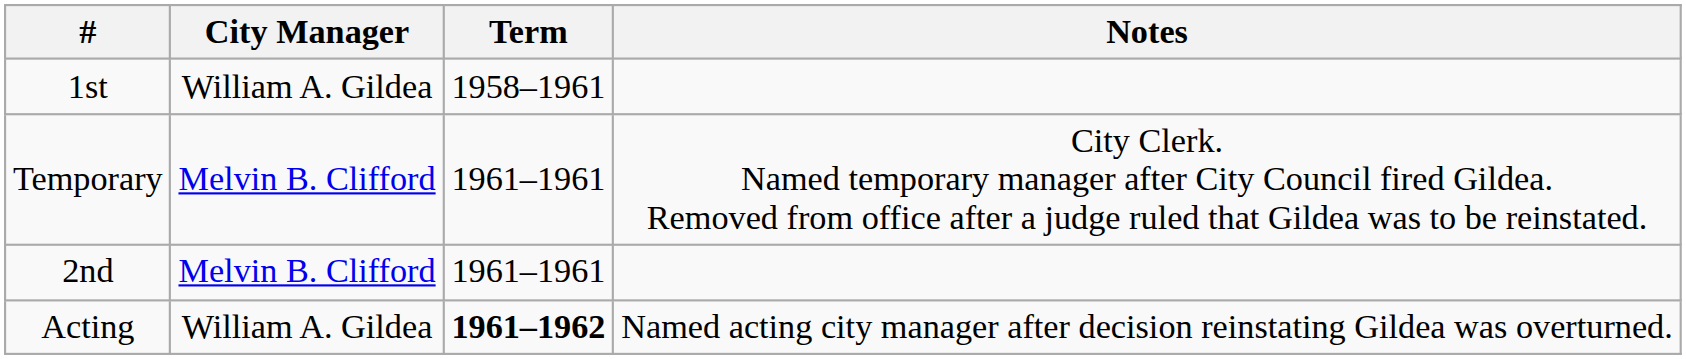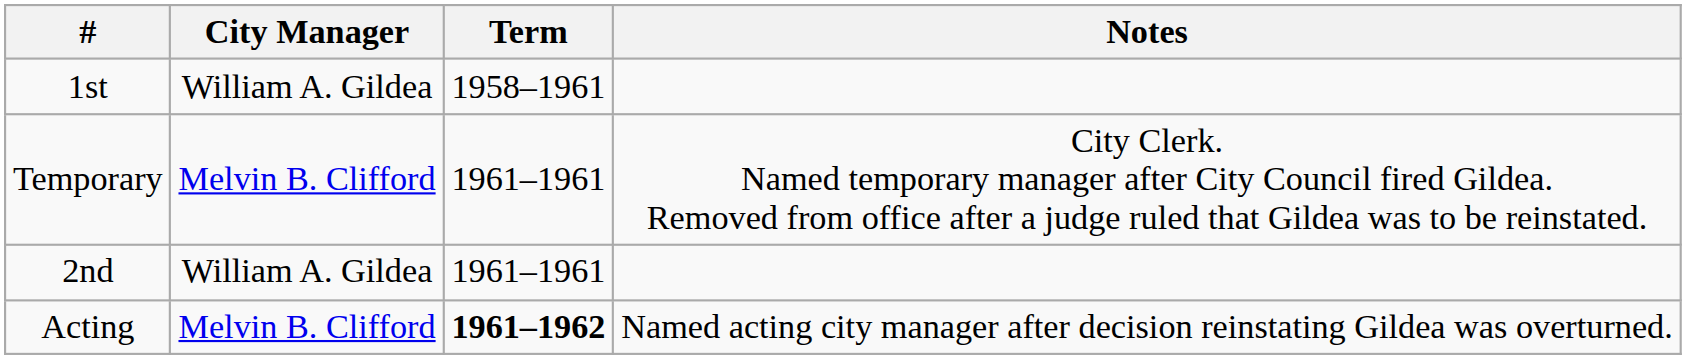(307, 271) Melvin B. Clifford -> (307, 271) William A. Gildea
(307, 325) William A. Gildea -> (307, 325) Melvin B. Clifford
